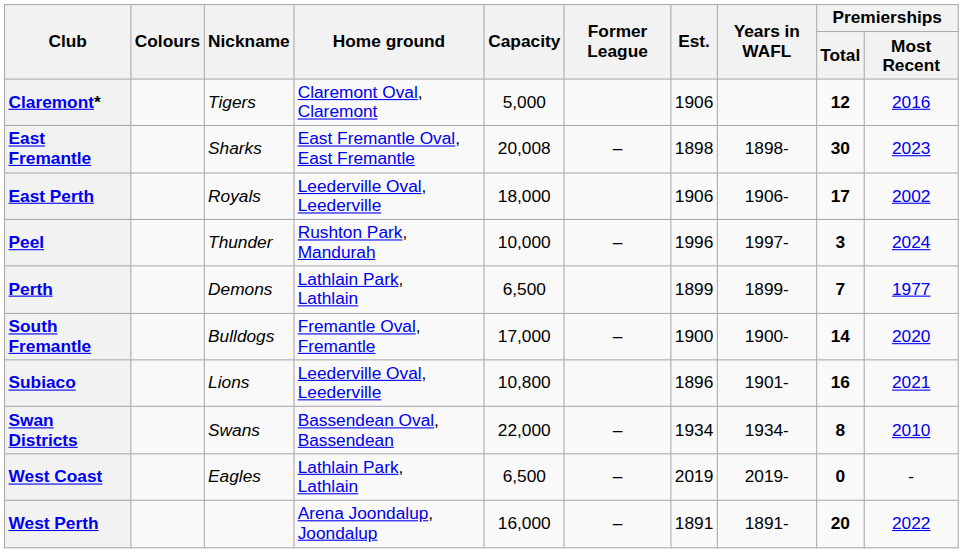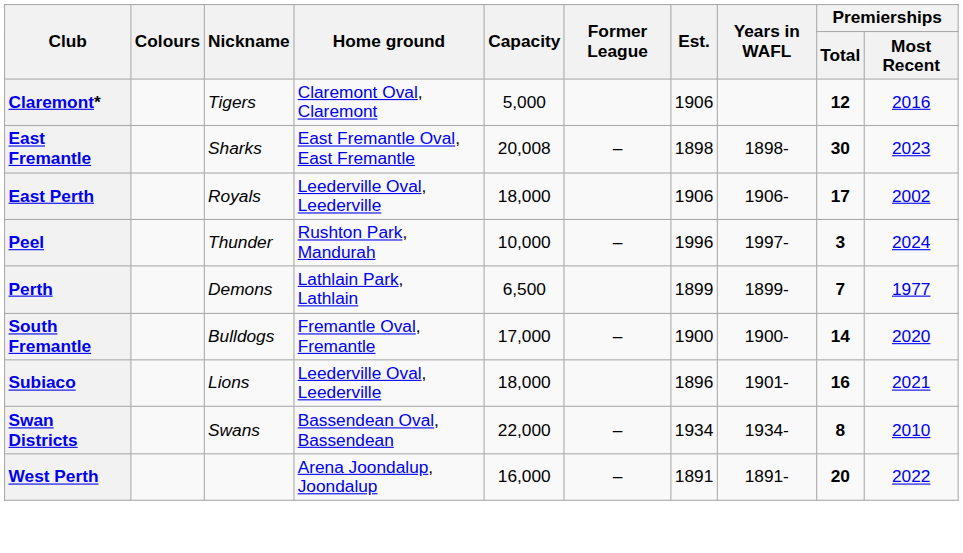(524, 383) 10,800 -> (524, 383) 18,000
- row: (55, 476)
